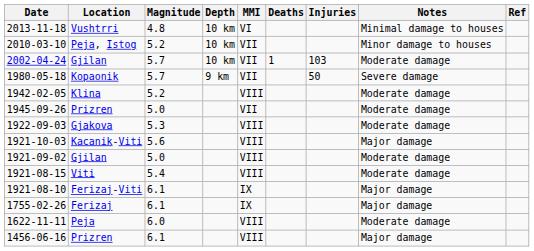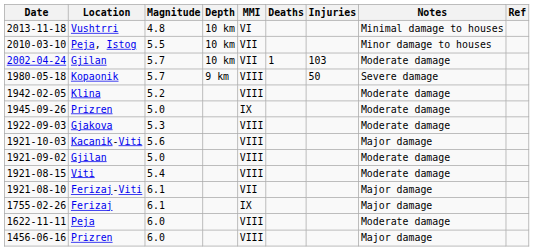(156, 45) 5.2 -> (156, 45) 5.5
(249, 77) VII -> (252, 77) VIII
(249, 109) VII -> (246, 109) IX
(246, 190) IX -> (249, 190) VII
(156, 238) 6.1 -> (156, 238) 6.0
